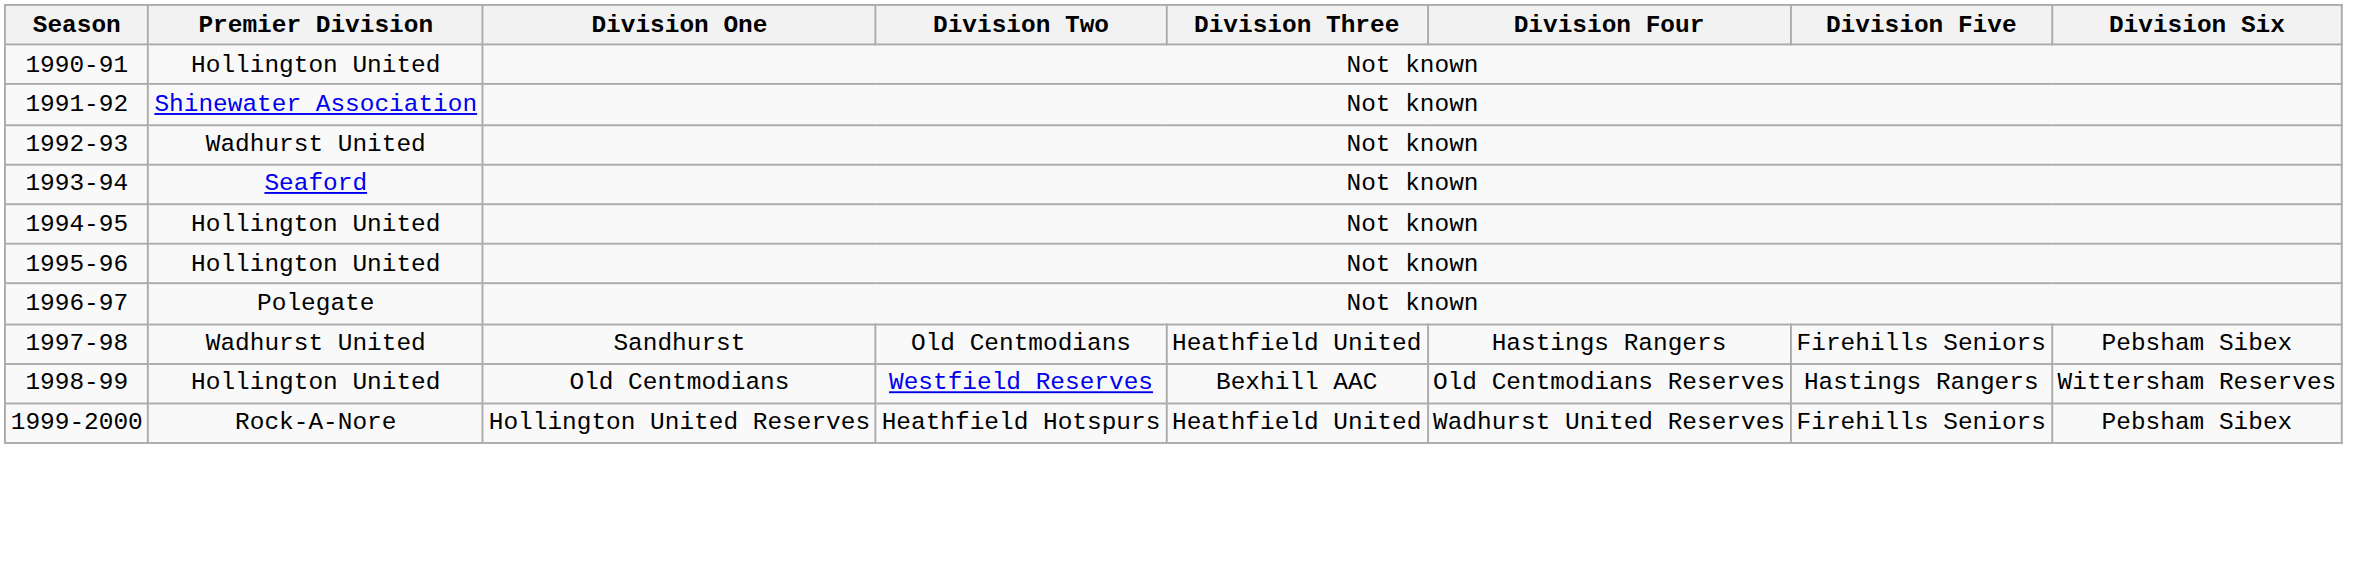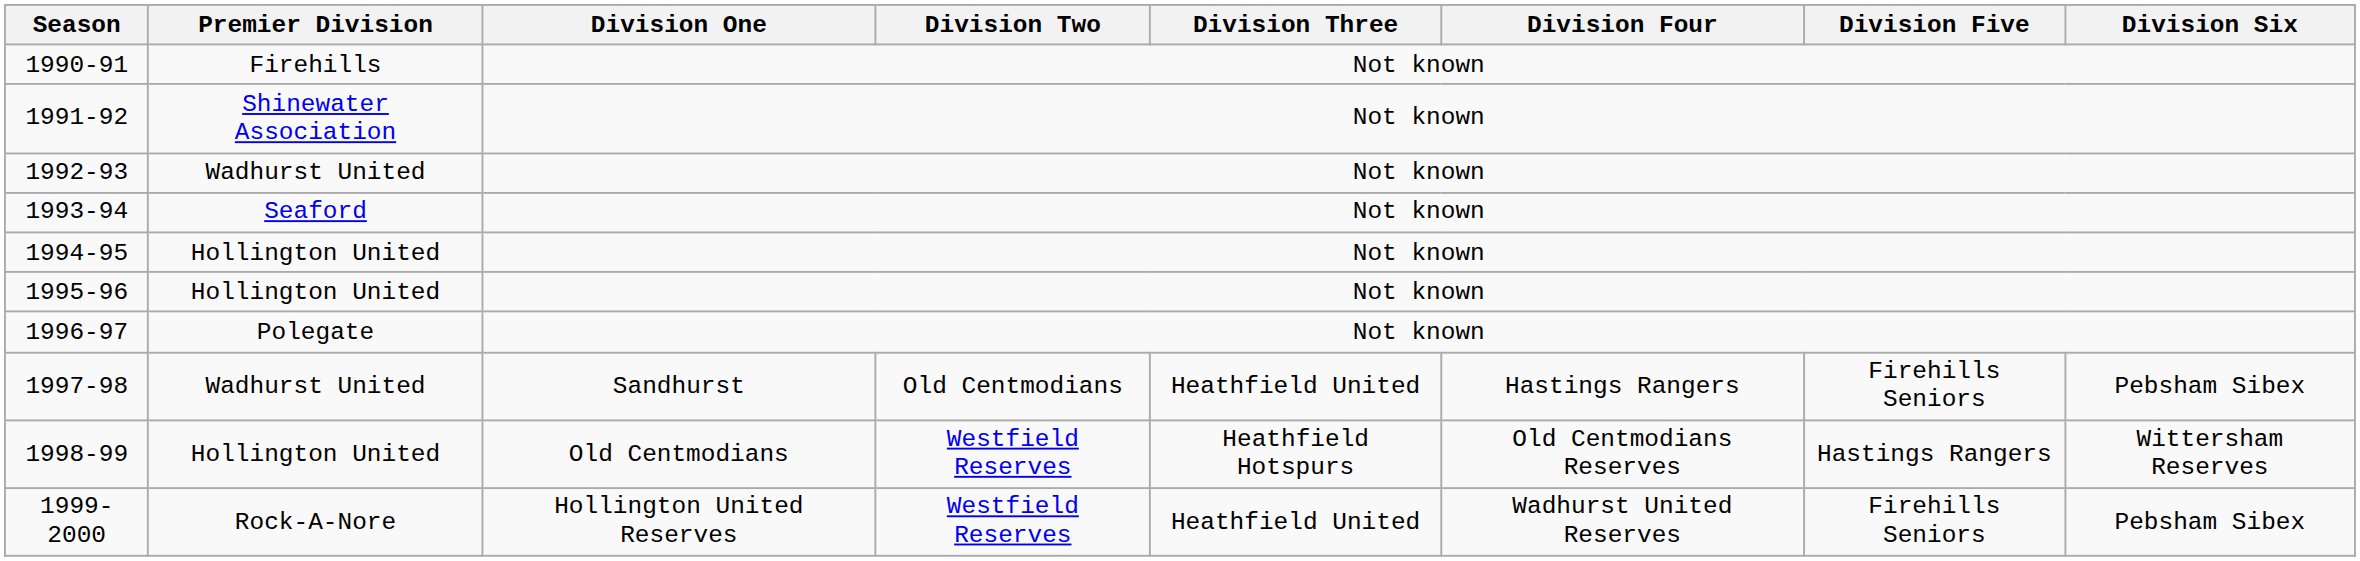(316, 65) Hollington United -> (315, 65) Firehills
(1297, 383) Bexhill AAC -> (1296, 454) Heathfield Hotspurs
(1021, 423) Heathfield Hotspurs -> (1013, 522) Westfield Reserves
